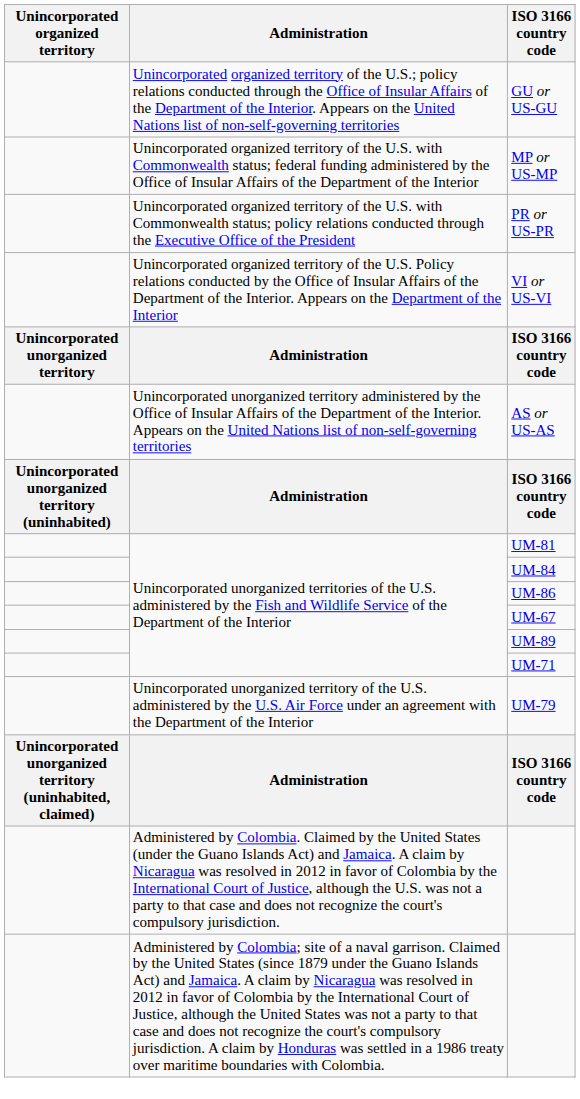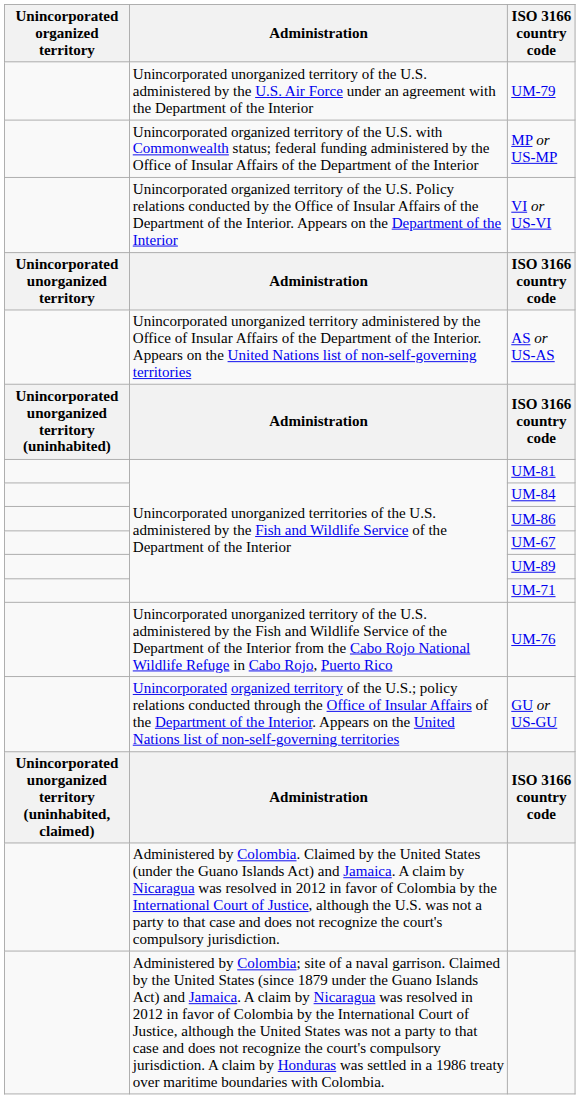rows swapped: (310, 99) <-> (314, 705)
- row: (308, 223)
+ row: (302, 639)
